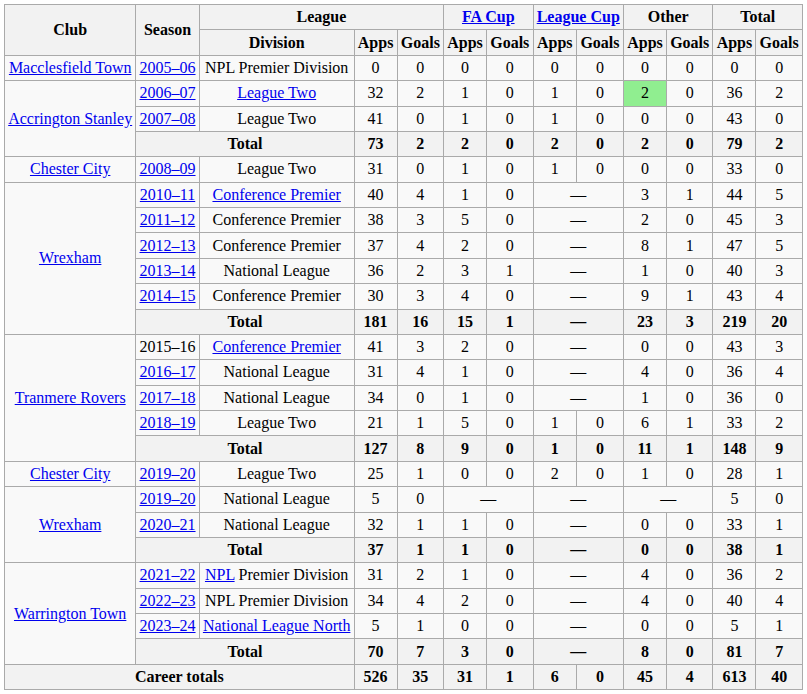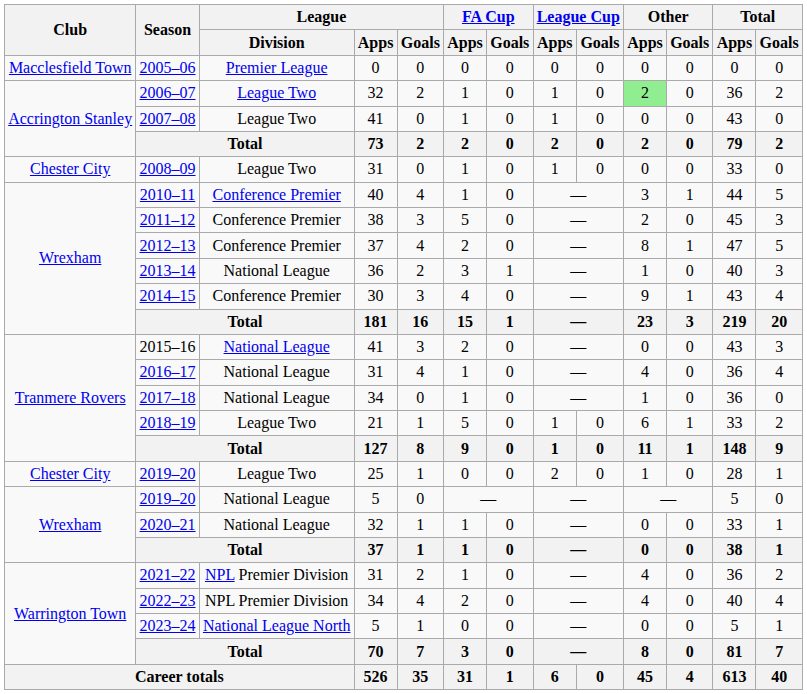(277, 67) NPL Premier Division -> (277, 67) Premier League
(277, 347) Conference Premier -> (277, 347) National League
